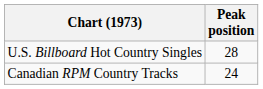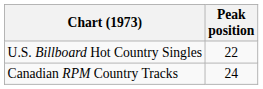(231, 52) 28 -> (231, 52) 22
